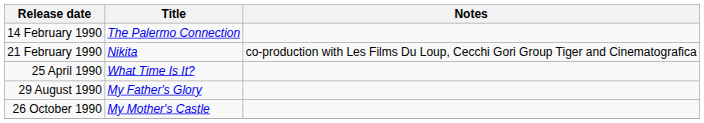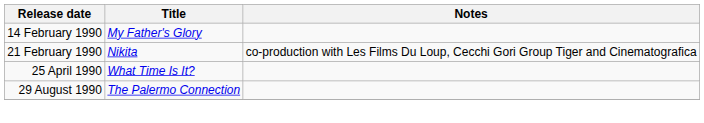(174, 33) The Palermo Connection -> (155, 33) My Father's Glory
(155, 90) My Father's Glory -> (174, 90) The Palermo Connection
- row: (57, 109)
